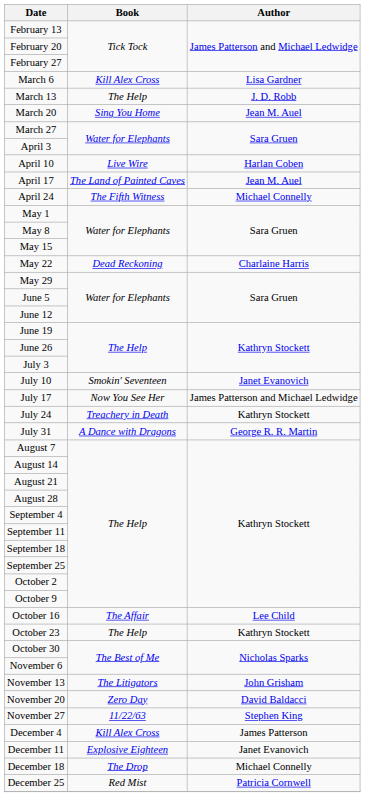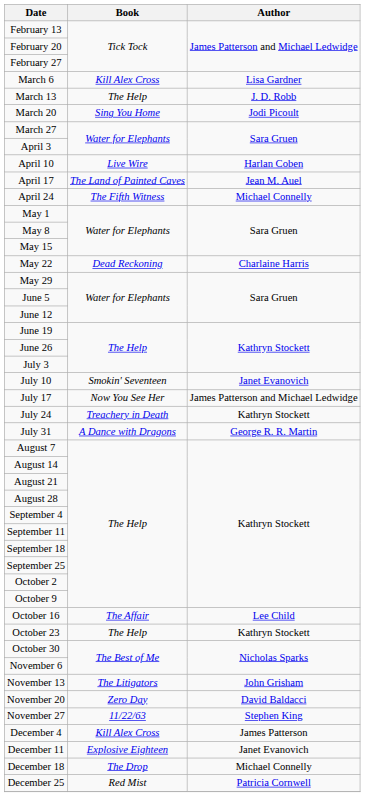(274, 113) Jean M. Auel -> (274, 113) Jodi Picoult
